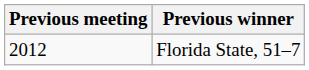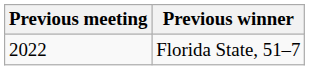(28, 49) 2012 -> (28, 49) 2022
